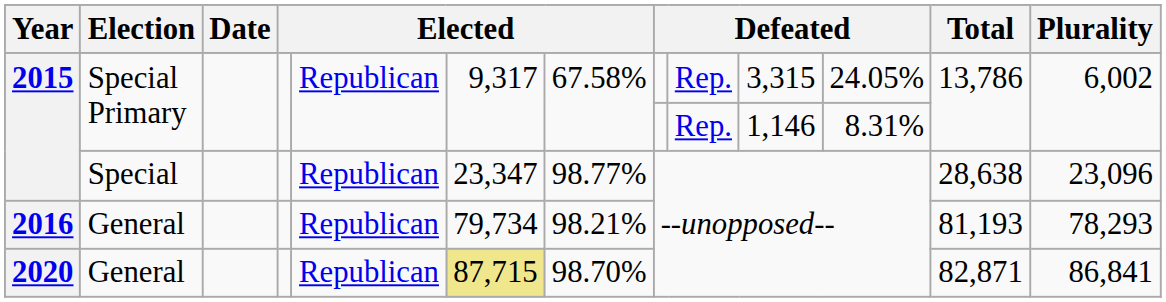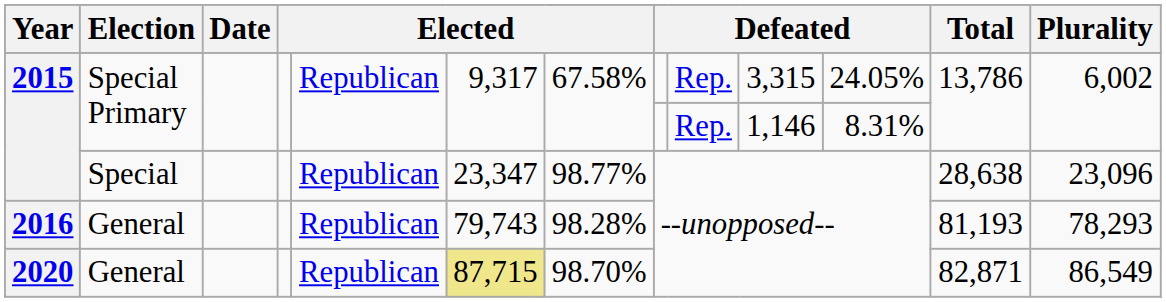(495, 223) 79,734 -> (495, 223) 79,743
(599, 223) 98.21% -> (599, 223) 98.28%
(1111, 272) 86,841 -> (1111, 272) 86,549
